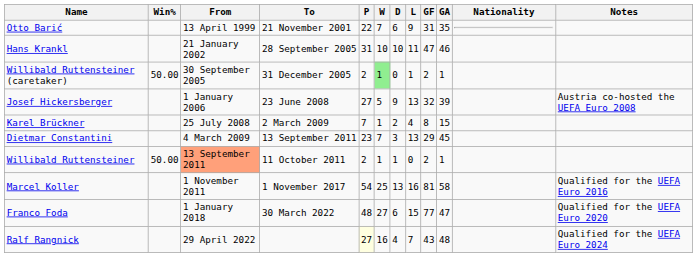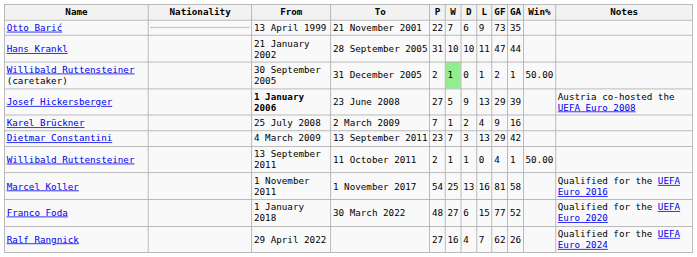columns swapped: (504, 12) <-> (165, 12)
(429, 27) 31 -> (500, 27) 73
(444, 48) 46 -> (515, 48) 44
(208, 102) normal -> (279, 102) bold
(429, 102) 32 -> (500, 102) 29
(426, 123) 8 -> (497, 123) 9
(444, 123) 15 -> (515, 123) 16
(444, 138) 45 -> (515, 138) 42
(216, 159) lightsalmon background -> (287, 159) no background
(426, 159) 2 -> (497, 159) 4
(444, 212) 47 -> (515, 212) 52
(367, 239) lightyellow background -> (438, 239) no background
(429, 239) 43 -> (500, 239) 62
(444, 239) 48 -> (515, 239) 26
